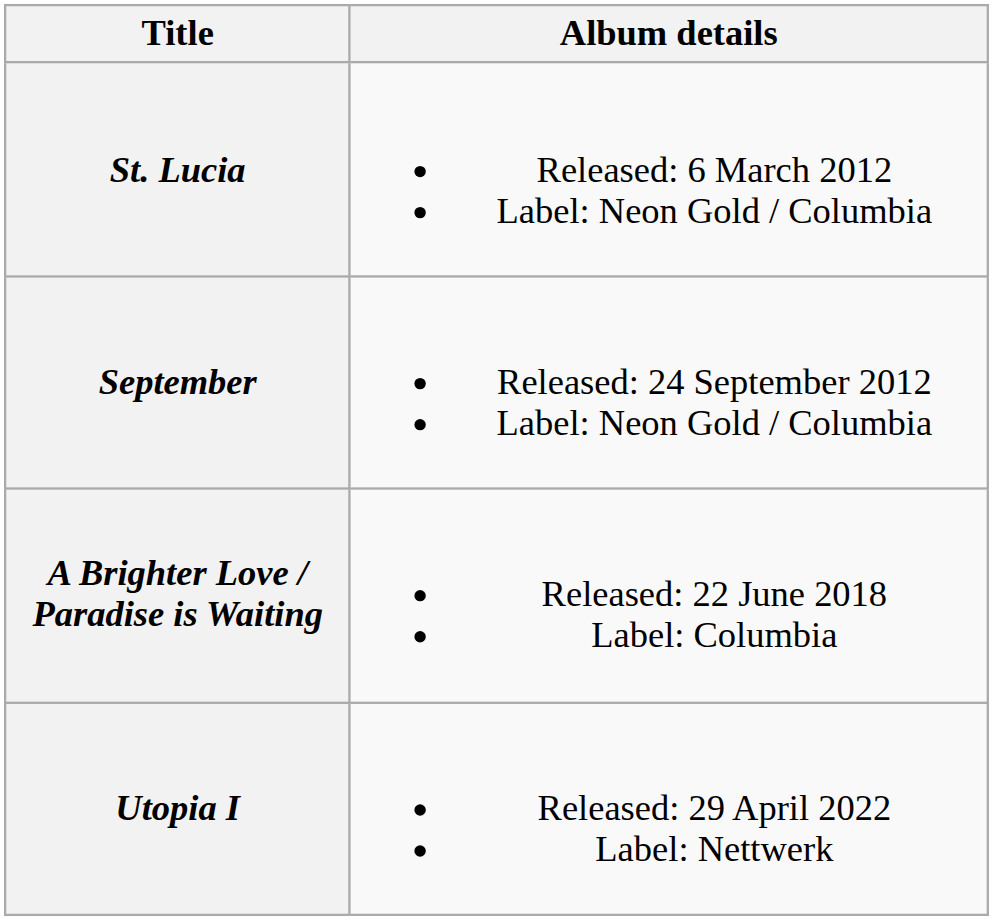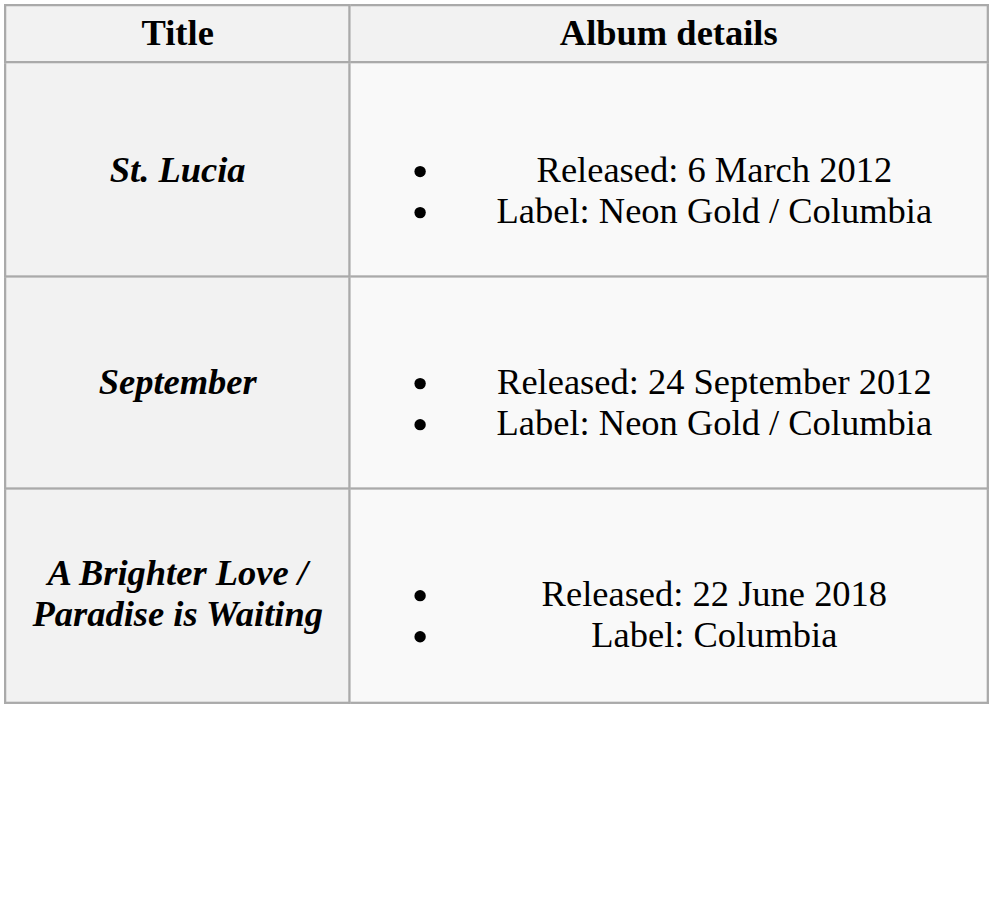- row: (178, 807)
